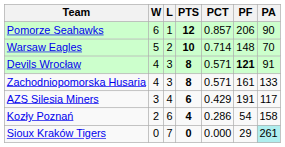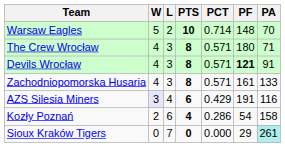- row: (55, 30)
+ row: (53, 47)
(156, 99) no background -> (156, 99) lavender background
(269, 99) 117 -> (269, 99) 116
